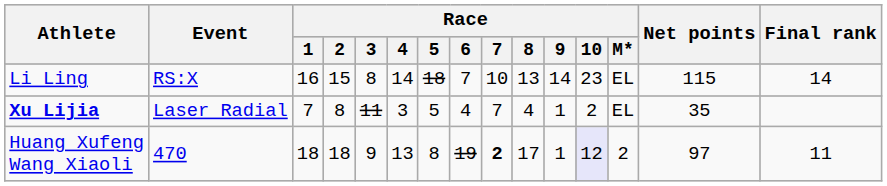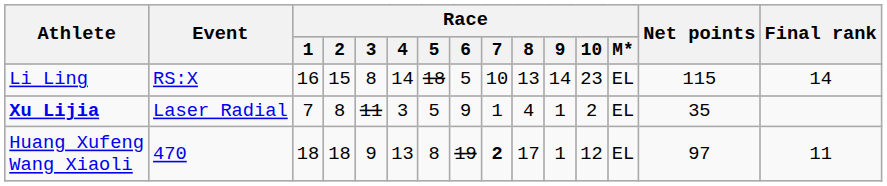(465, 80) 7 -> (465, 80) 5
(465, 111) 4 -> (465, 111) 9
(497, 111) 7 -> (497, 111) 1
(592, 154) lavender background -> (592, 154) no background
(623, 154) 2 -> (623, 154) EL
